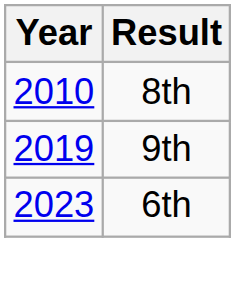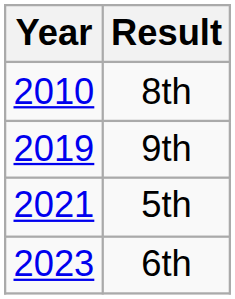+ row: (167, 206)
